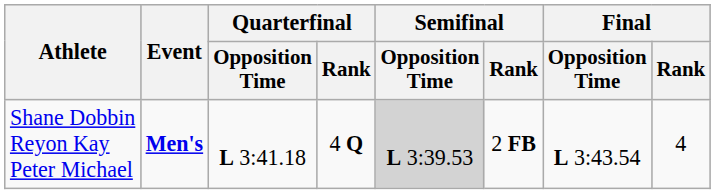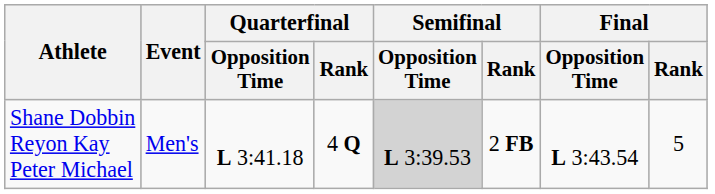(174, 144) bold -> (172, 144) normal
(681, 144) 4 -> (678, 144) 5
